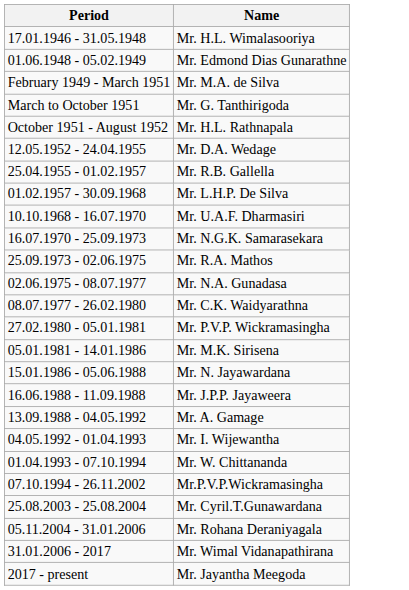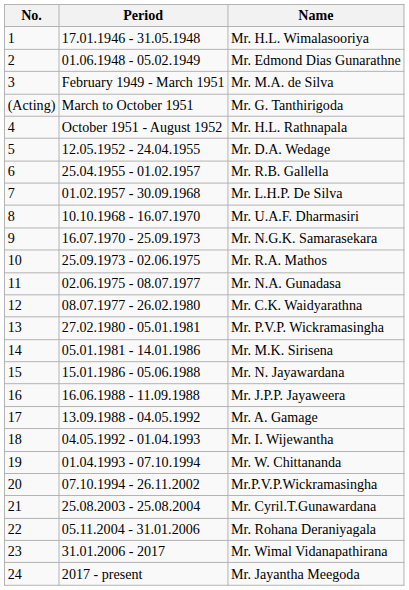+ column: (32, 15)
